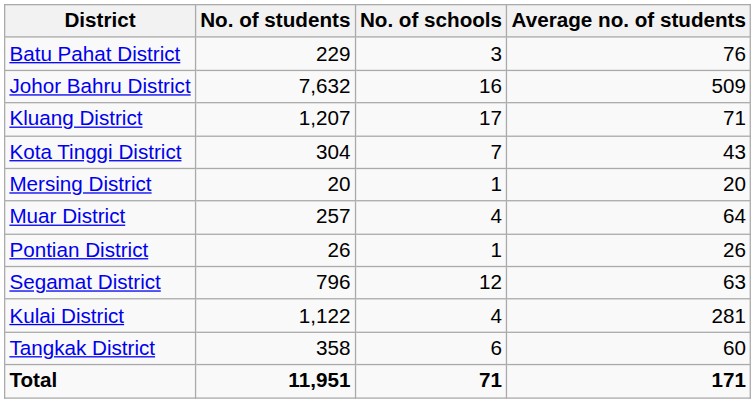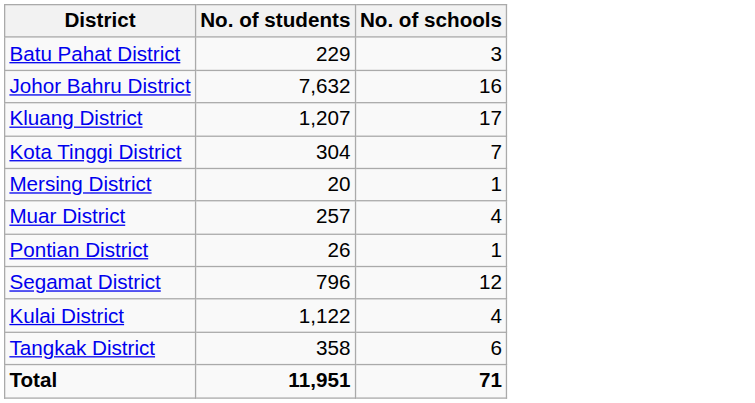- column: (629, 20)
